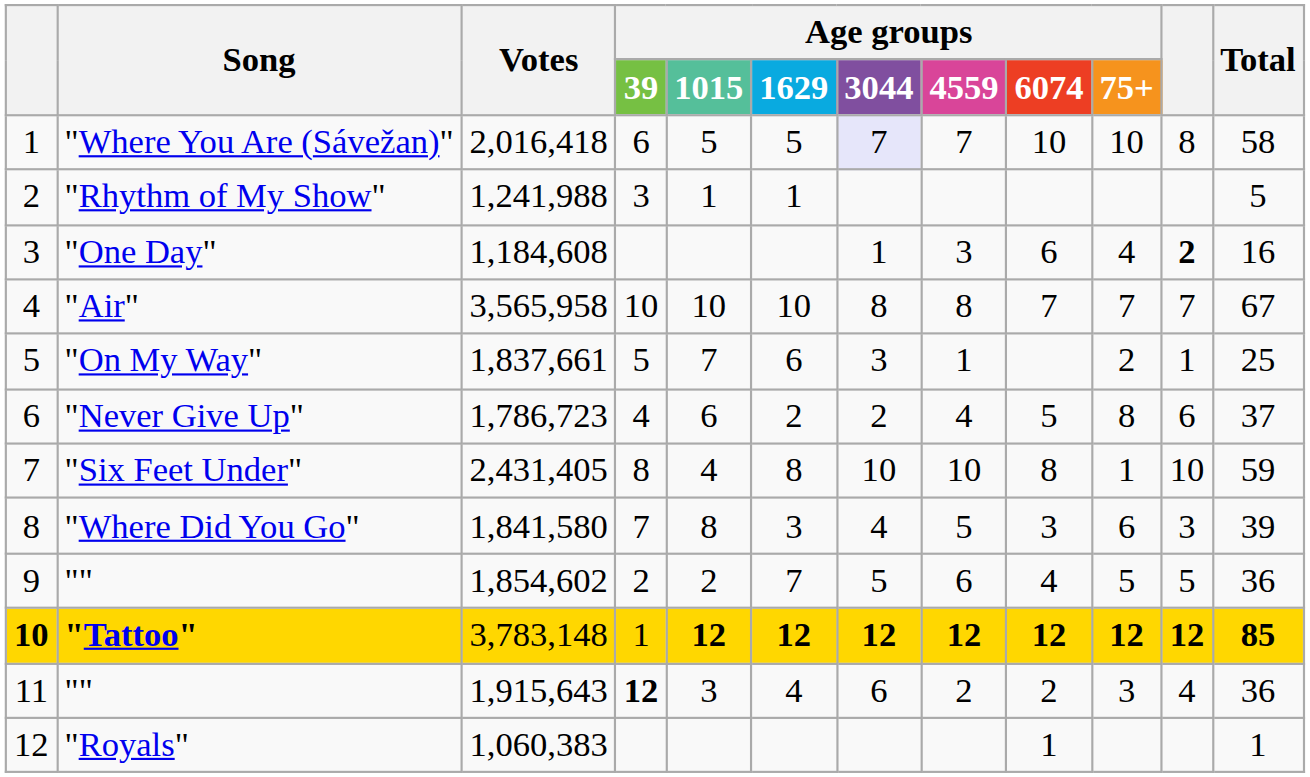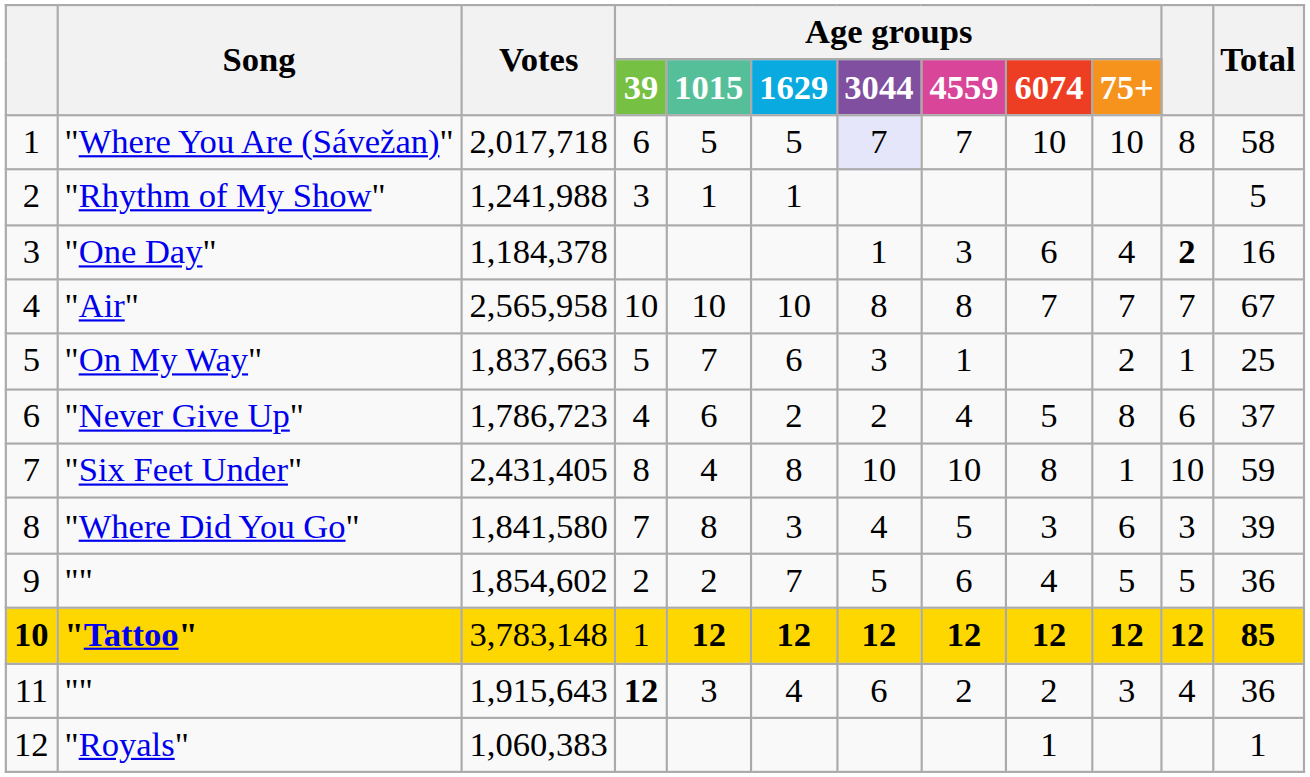(539, 141) 2,016,418 -> (539, 141) 2,017,718
(539, 251) 1,184,608 -> (539, 251) 1,184,378
(539, 305) 3,565,958 -> (539, 305) 2,565,958
(539, 360) 1,837,661 -> (539, 360) 1,837,663
